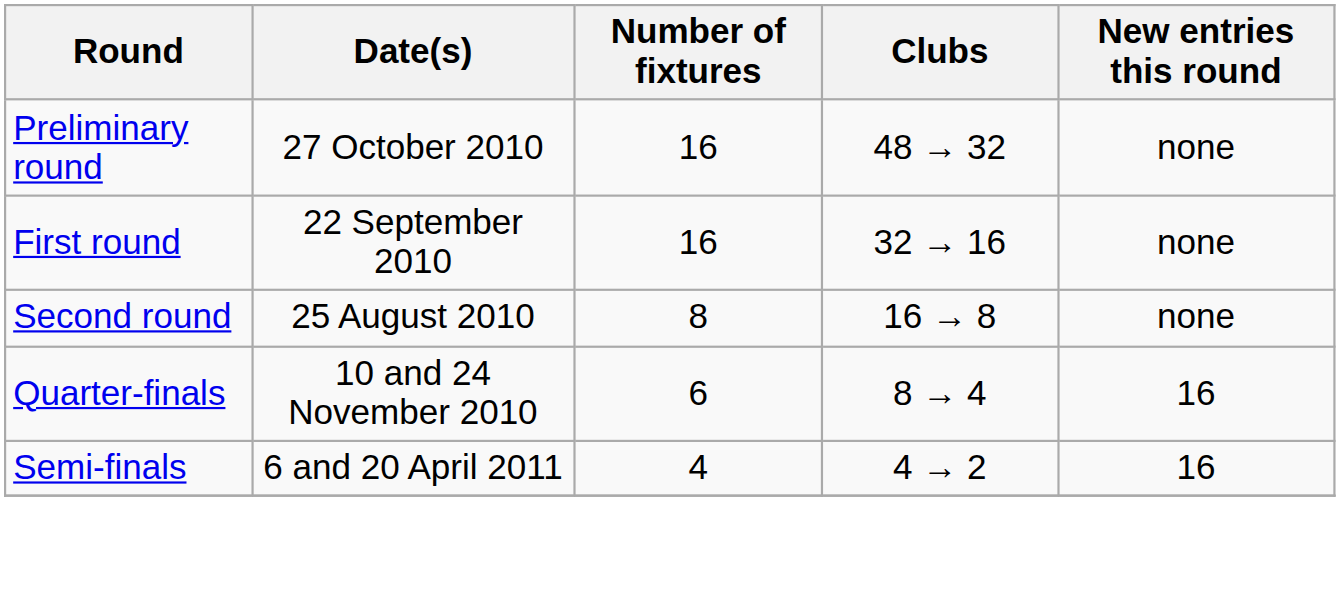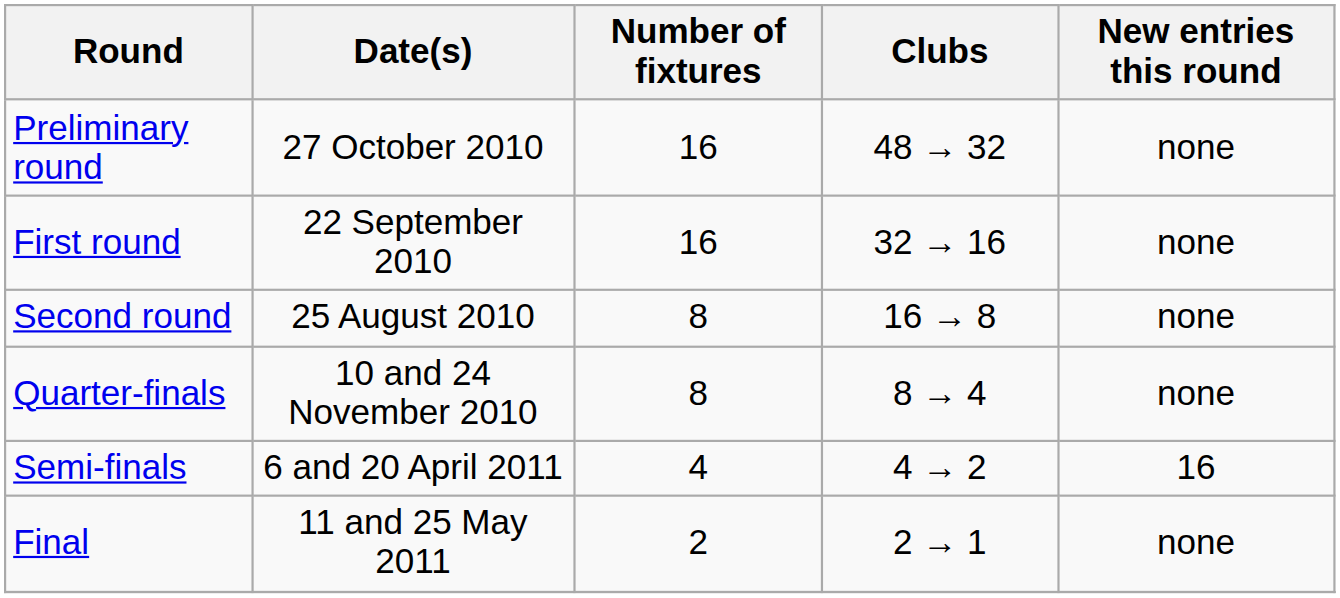(698, 392) 6 -> (698, 392) 8
(1196, 392) 16 -> (1196, 392) none
+ row: (51, 543)
